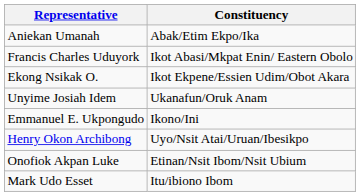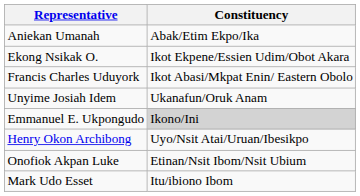rows swapped: (73, 56) <-> (53, 77)
(175, 118) no background -> (175, 118) lightgrey background
